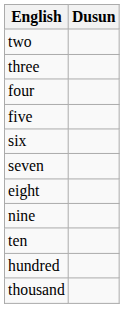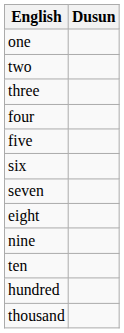+ row: (19, 41)
